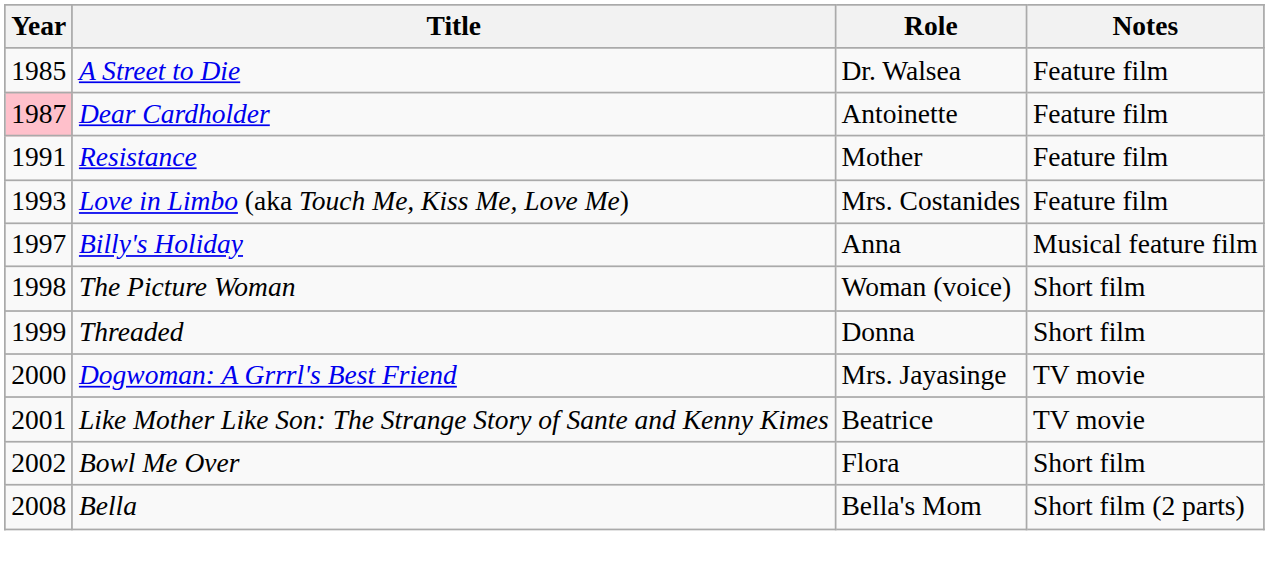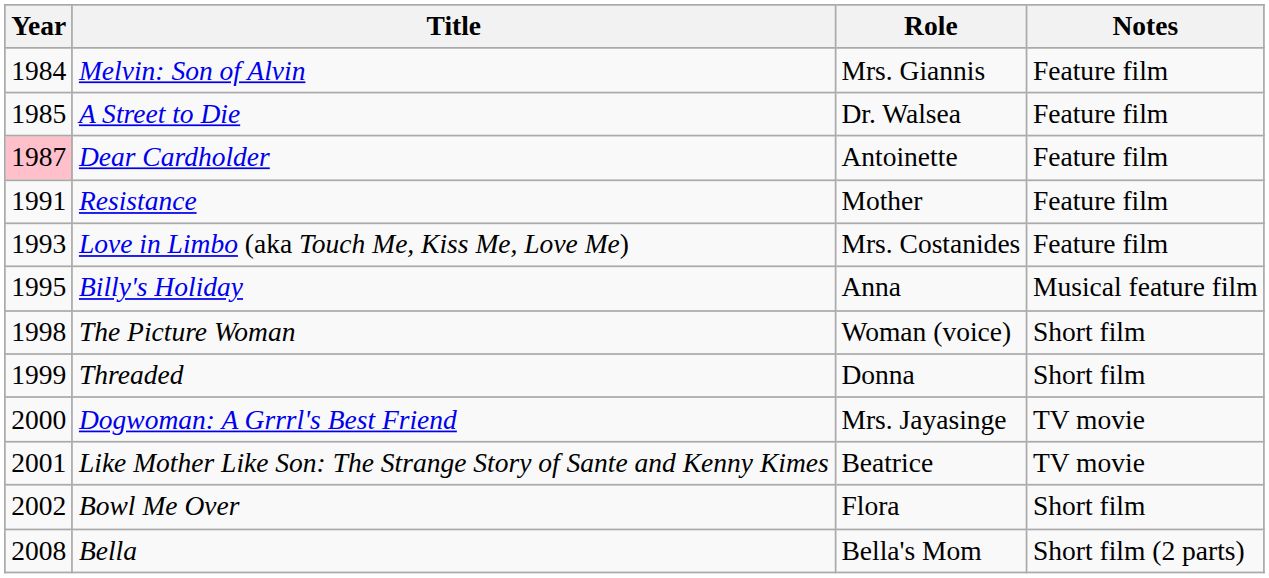+ row: (192, 69)
(39, 244) 1997 -> (39, 288) 1995
